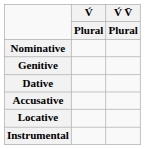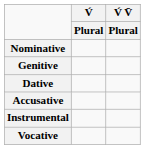- row: (38, 118)
+ row: (38, 135)
